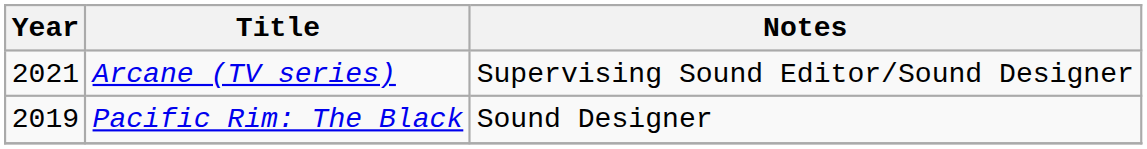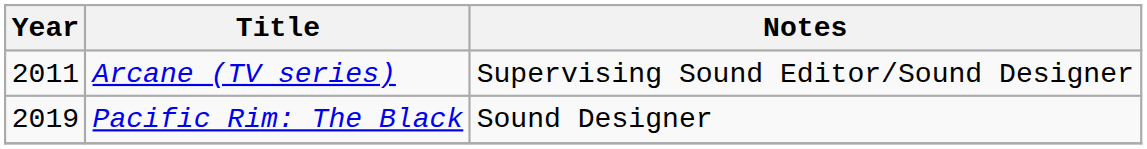(45, 74) 2021 -> (45, 74) 2011
